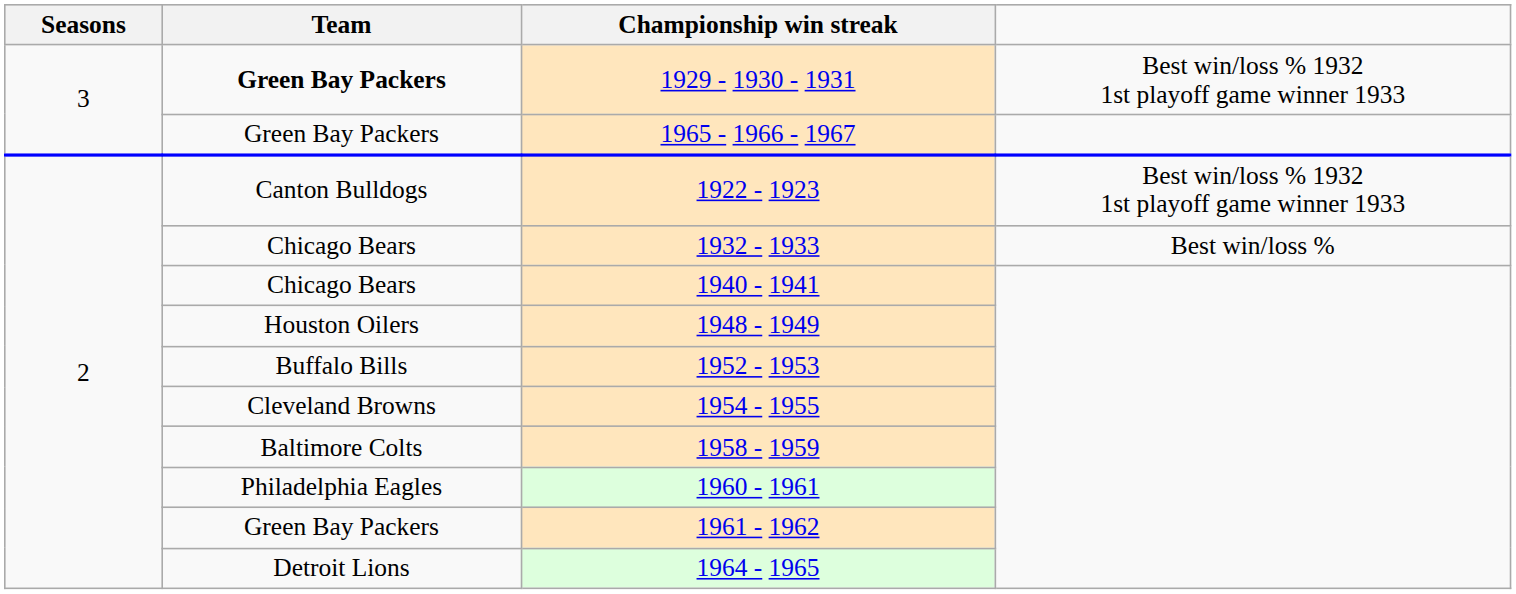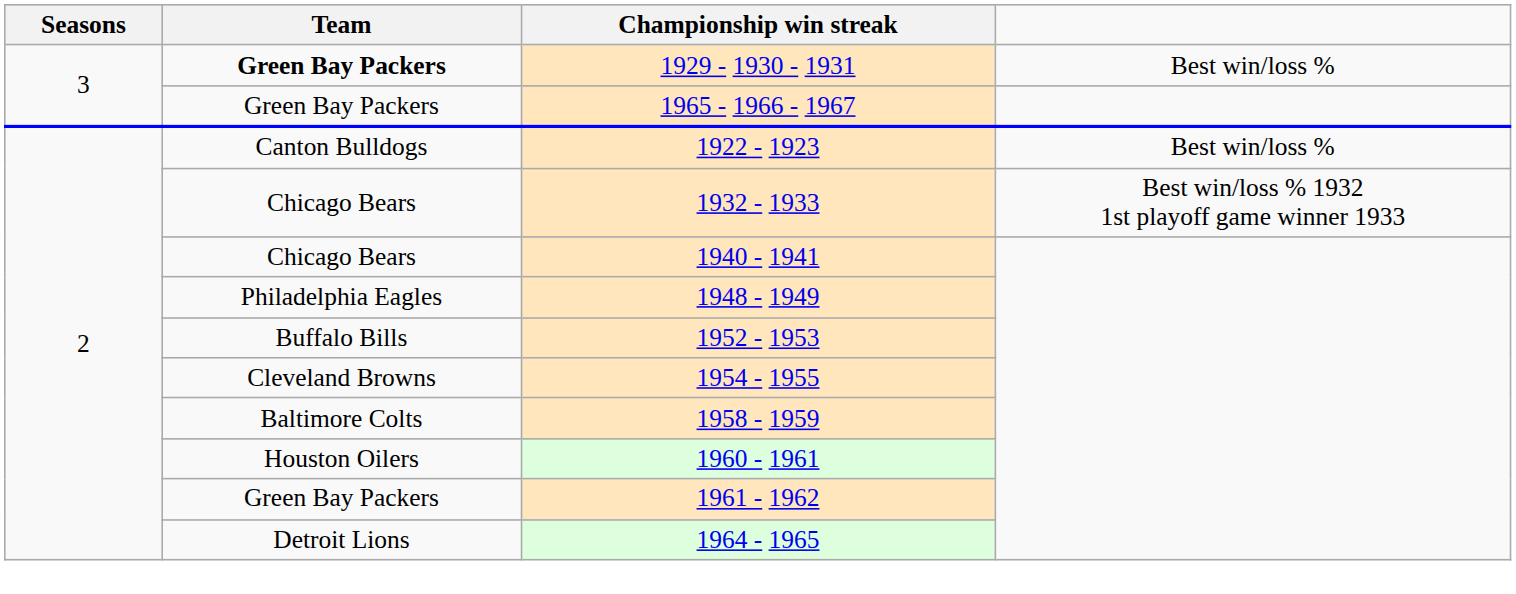(1253, 79) Best win/loss % 1932 1st playoff game winner 1933 -> (1253, 65) Best win/loss %
(1253, 190) Best win/loss % 1932 1st playoff game winner 1933 -> (1253, 147) Best win/loss %
(1253, 244) Best win/loss % -> (1253, 201) Best win/loss % 1932 1st playoff game winner 1933
(341, 325) Houston Oilers -> (341, 296) Philadelphia Eagles
(341, 486) Philadelphia Eagles -> (341, 458) Houston Oilers
